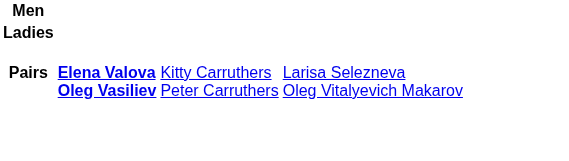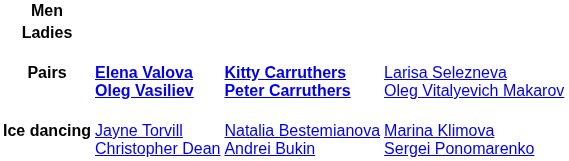(220, 82) normal -> (288, 82) bold
+ row: (47, 130)
